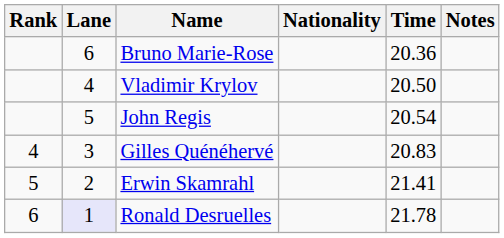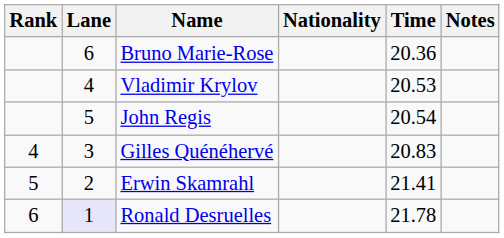(413, 85) 20.50 -> (413, 85) 20.53
